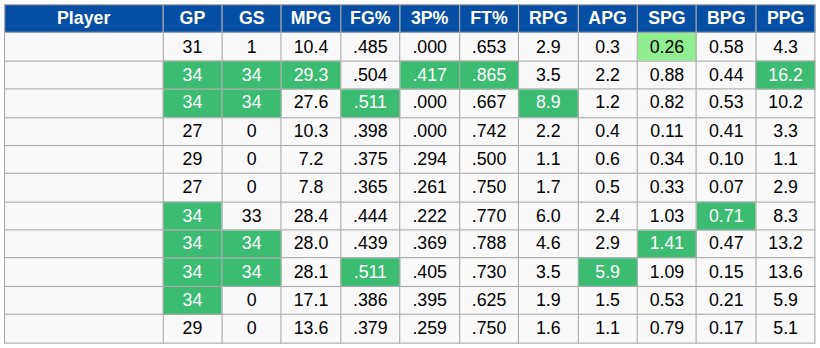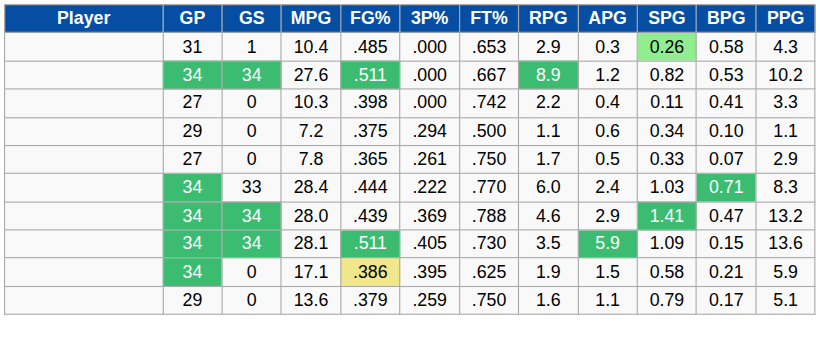- row: (311, 74)
(370, 300) no background -> (370, 272) khaki background
(667, 300) 0.53 -> (667, 272) 0.58
